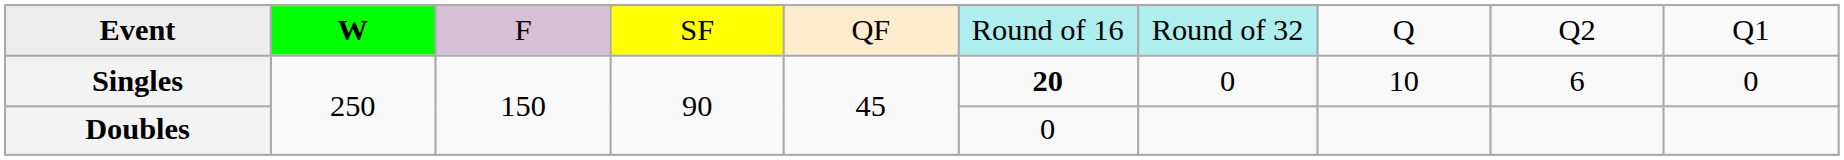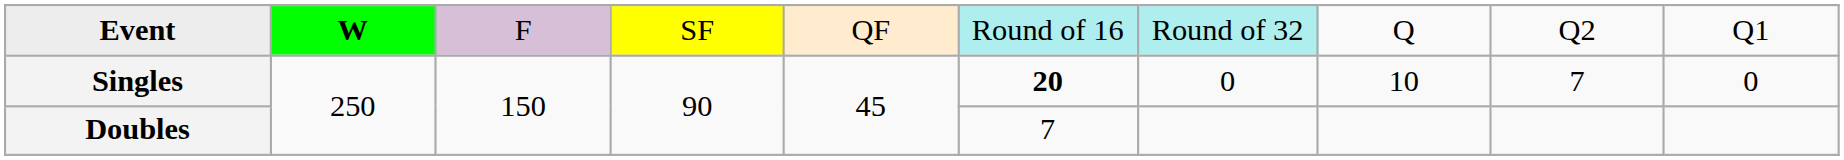(1577, 80) 6 -> (1577, 80) 7
(1048, 130) 0 -> (1048, 130) 7
